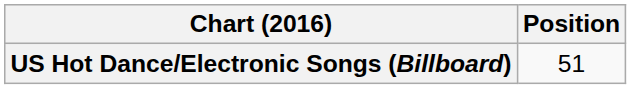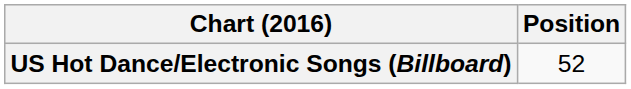(572, 63) 51 -> (572, 63) 52
